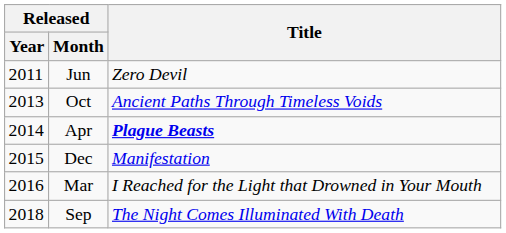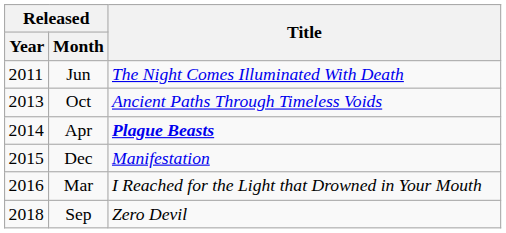(150, 74) Zero Devil -> (258, 74) The Night Comes Illuminated With Death
(258, 213) The Night Comes Illuminated With Death -> (150, 213) Zero Devil
